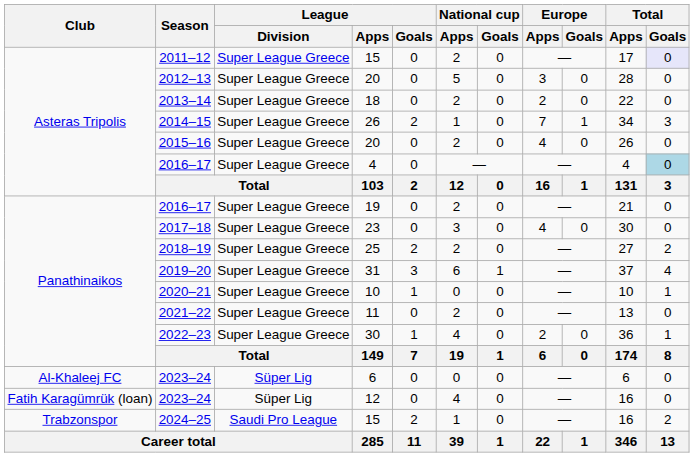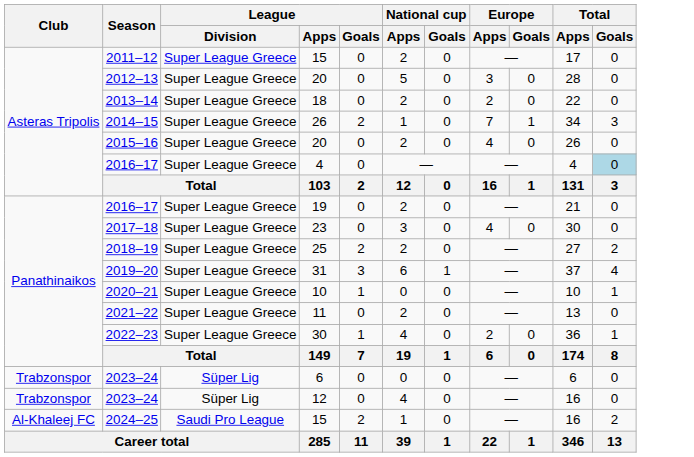(668, 57) lavender background -> (615, 57) no background
(80, 377) Al-Khaleej FC -> (53, 377) Trabzonspor
(80, 398) Fatih Karagümrük (loan) -> (53, 398) Trabzonspor
(80, 420) Trabzonspor -> (53, 420) Al-Khaleej FC
